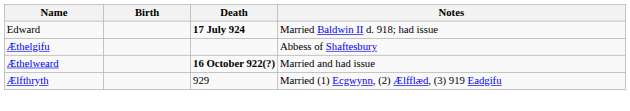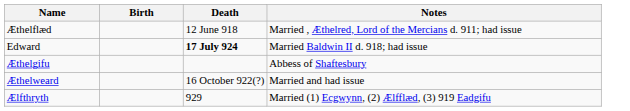+ row: (29, 30)
(234, 64) bold -> (225, 81) normal
